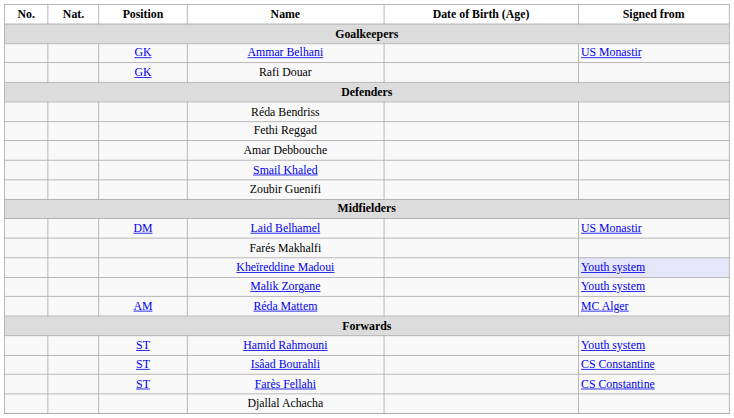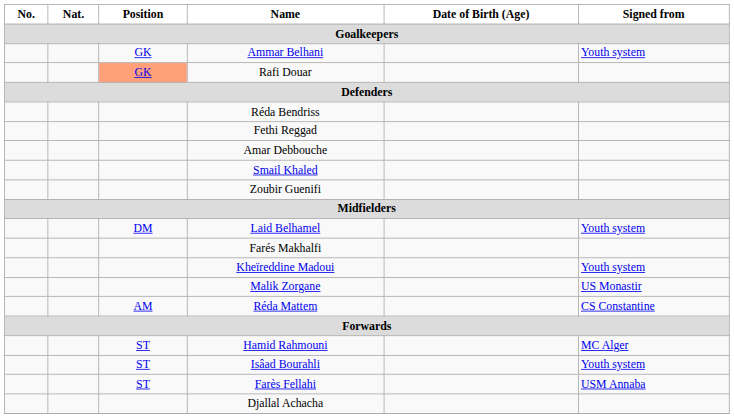(611, 53) US Monastir -> (613, 53) Youth system
(143, 73) no background -> (143, 73) lightsalmon background
(611, 228) US Monastir -> (613, 228) Youth system
(613, 267) lavender background -> (613, 267) no background
(613, 287) Youth system -> (611, 287) US Monastir
(605, 306) MC Alger -> (618, 306) CS Constantine
(613, 345) Youth system -> (605, 345) MC Alger
(618, 365) CS Constantine -> (613, 365) Youth system
(618, 384) CS Constantine -> (613, 384) USM Annaba
